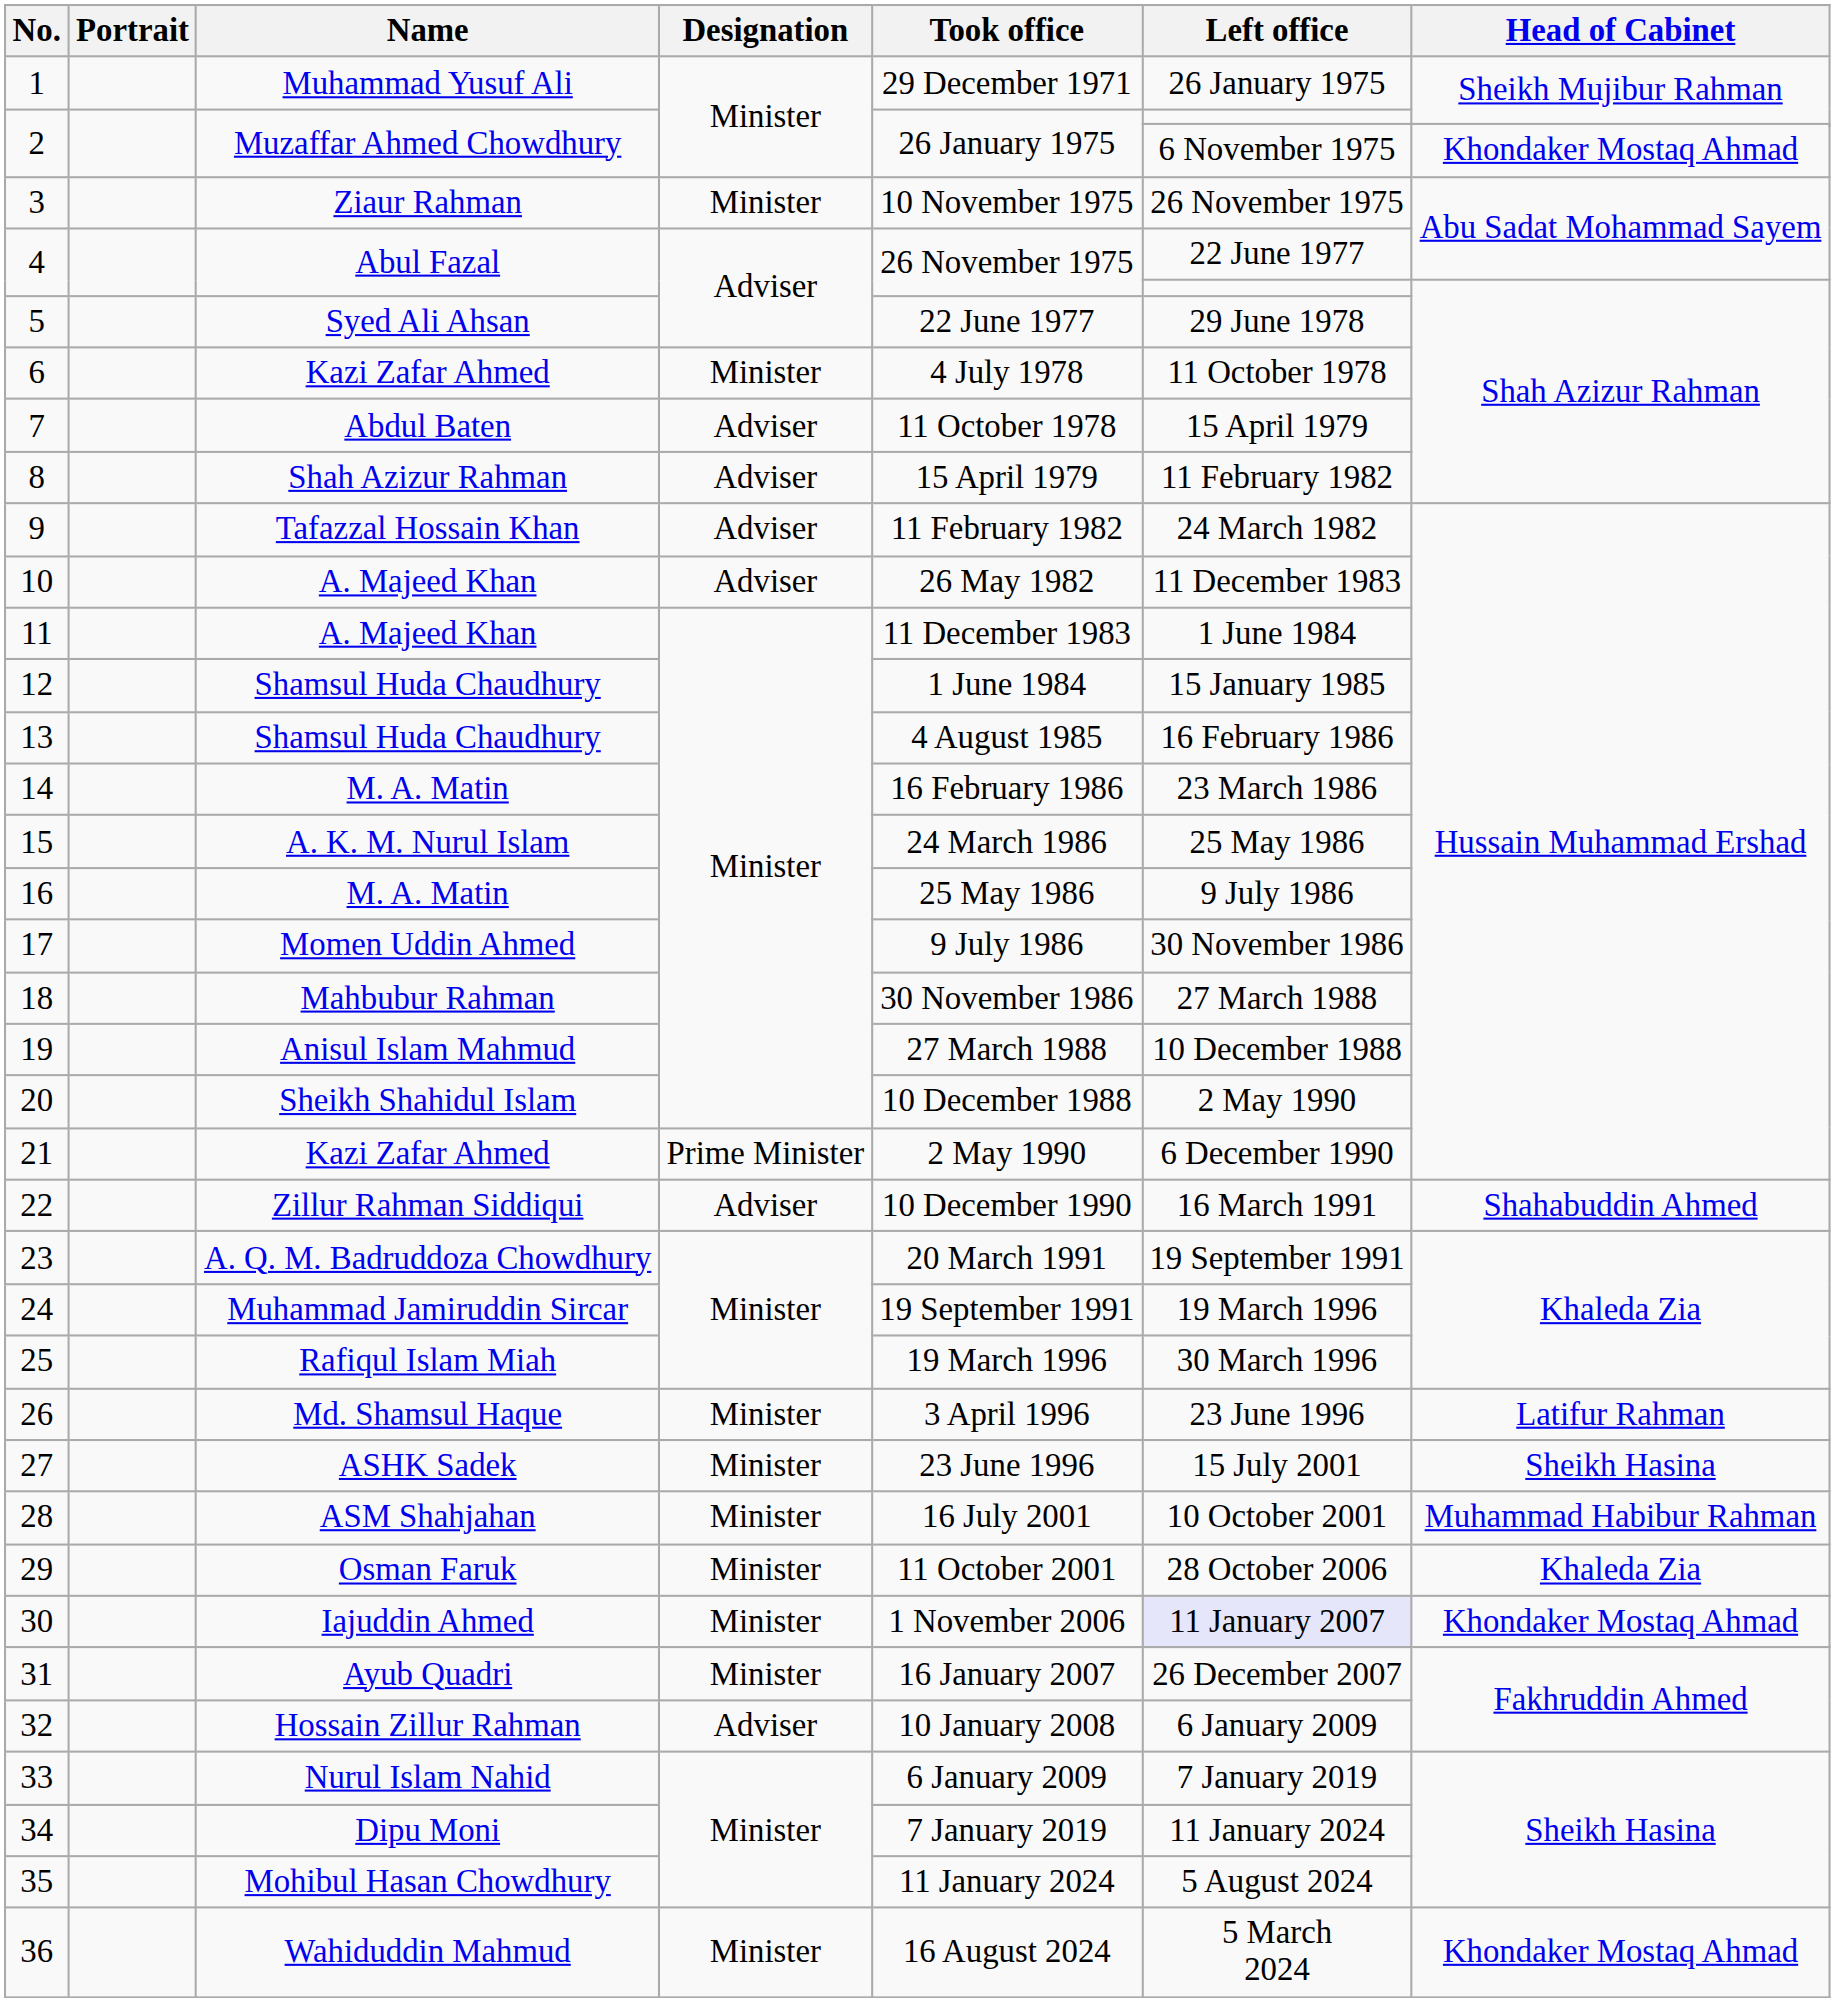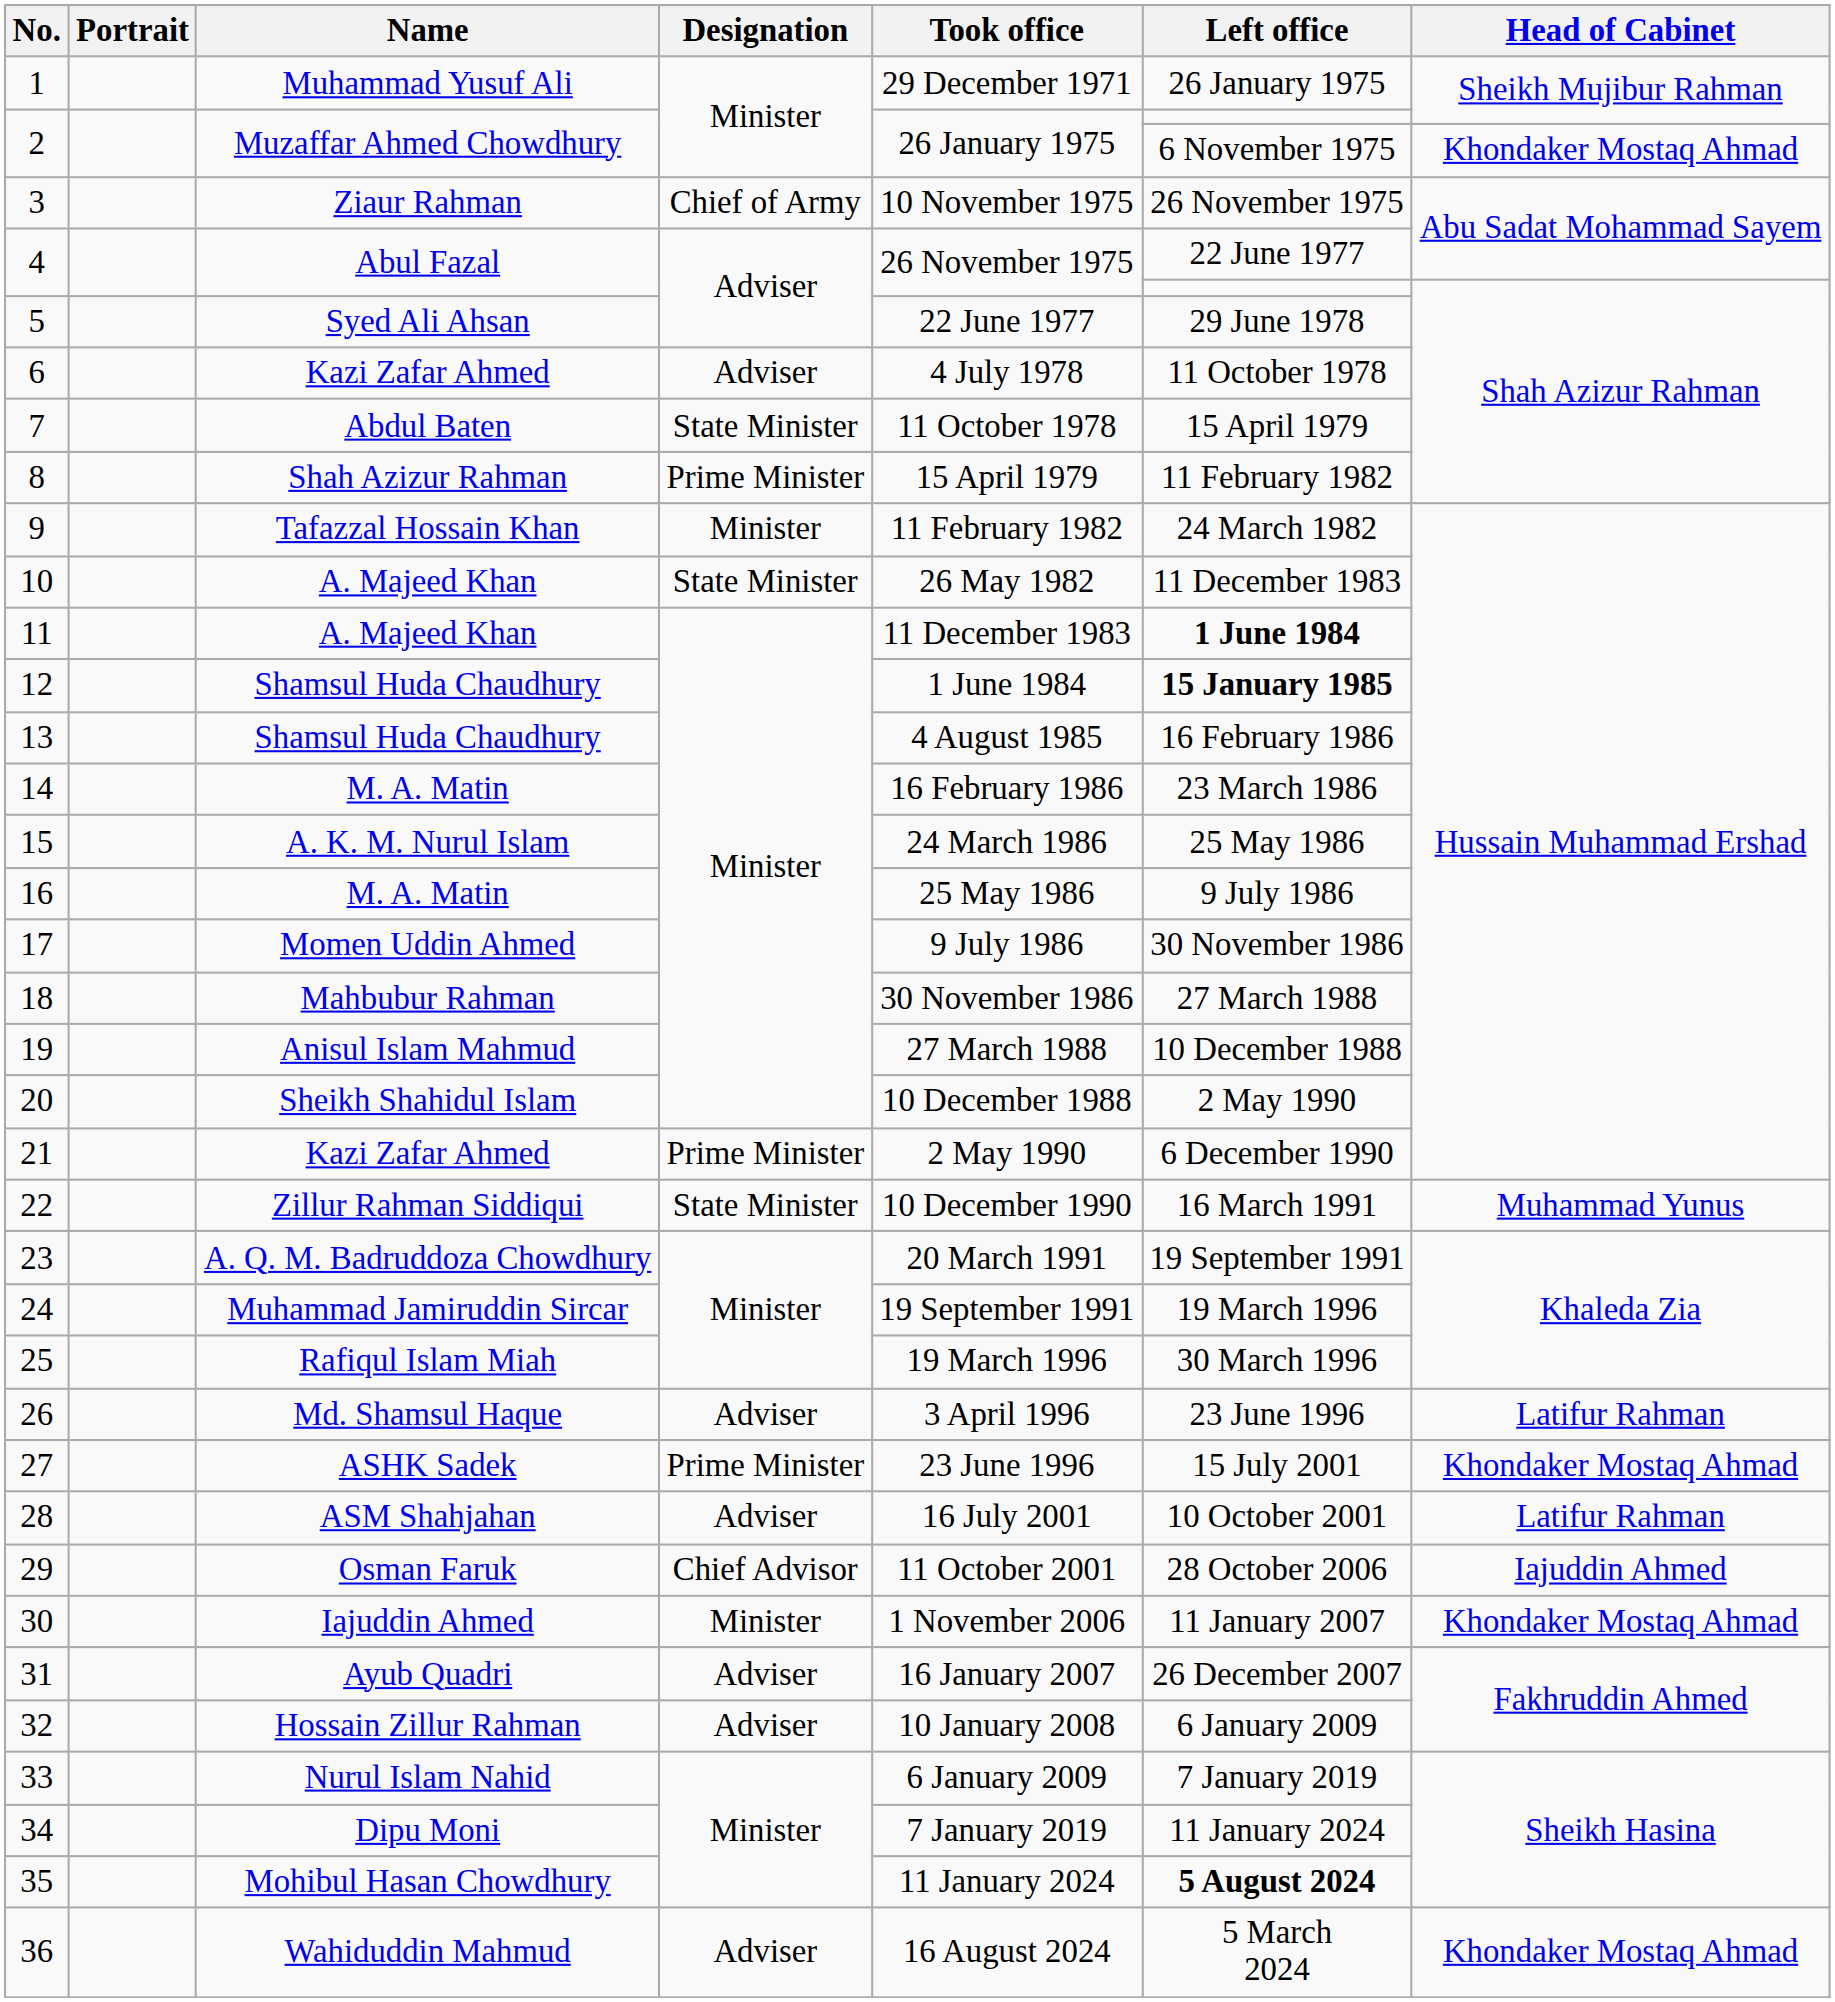(765, 201) Minister -> (765, 201) Chief of Army
(765, 372) Minister -> (765, 372) Adviser
(765, 424) Adviser -> (765, 424) State Minister
(765, 476) Adviser -> (765, 476) Prime Minister
(765, 528) Adviser -> (765, 528) Minister
(765, 580) Adviser -> (765, 580) State Minister
(1277, 632) normal -> (1277, 632) bold
(1277, 684) normal -> (1277, 684) bold
(765, 1205) Adviser -> (765, 1205) State Minister
(1621, 1205) Shahabuddin Ahmed -> (1621, 1205) Muhammad Yunus
(765, 1413) Minister -> (765, 1413) Adviser
(765, 1465) Minister -> (765, 1465) Prime Minister
(1621, 1465) Sheikh Hasina -> (1621, 1465) Khondaker Mostaq Ahmad
(765, 1517) Minister -> (765, 1517) Adviser
(1621, 1517) Muhammad Habibur Rahman -> (1621, 1517) Latifur Rahman
(765, 1569) Minister -> (765, 1569) Chief Advisor
(1621, 1569) Khaleda Zia -> (1621, 1569) Iajuddin Ahmed
(1277, 1621) lavender background -> (1277, 1621) no background
(765, 1673) Minister -> (765, 1673) Adviser
(1277, 1881) normal -> (1277, 1881) bold
(765, 1951) Minister -> (765, 1951) Adviser
